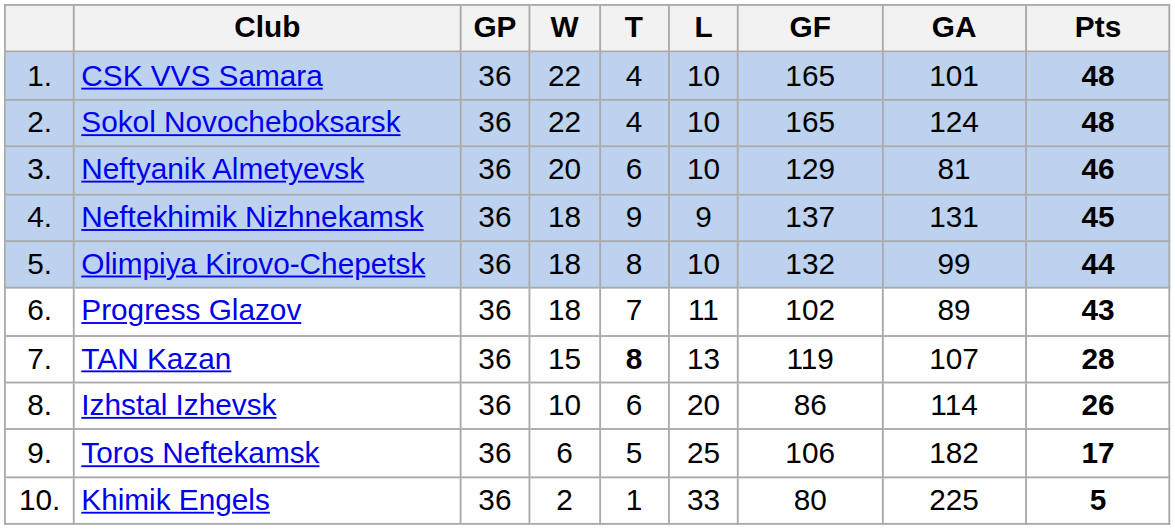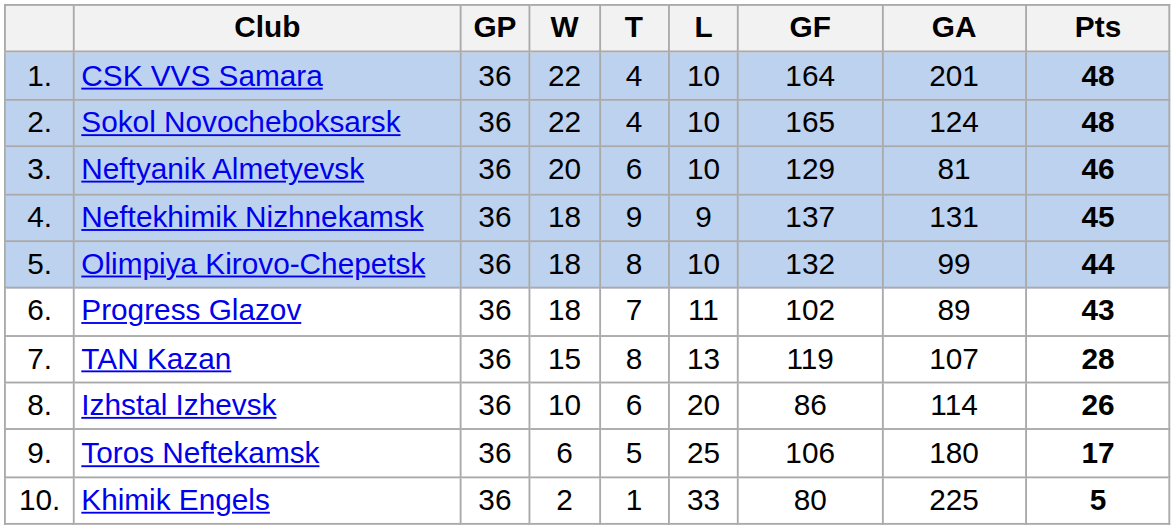(810, 75) 165 -> (810, 75) 164
(954, 75) 101 -> (954, 75) 201
(634, 358) bold -> (634, 358) normal
(954, 452) 182 -> (954, 452) 180
